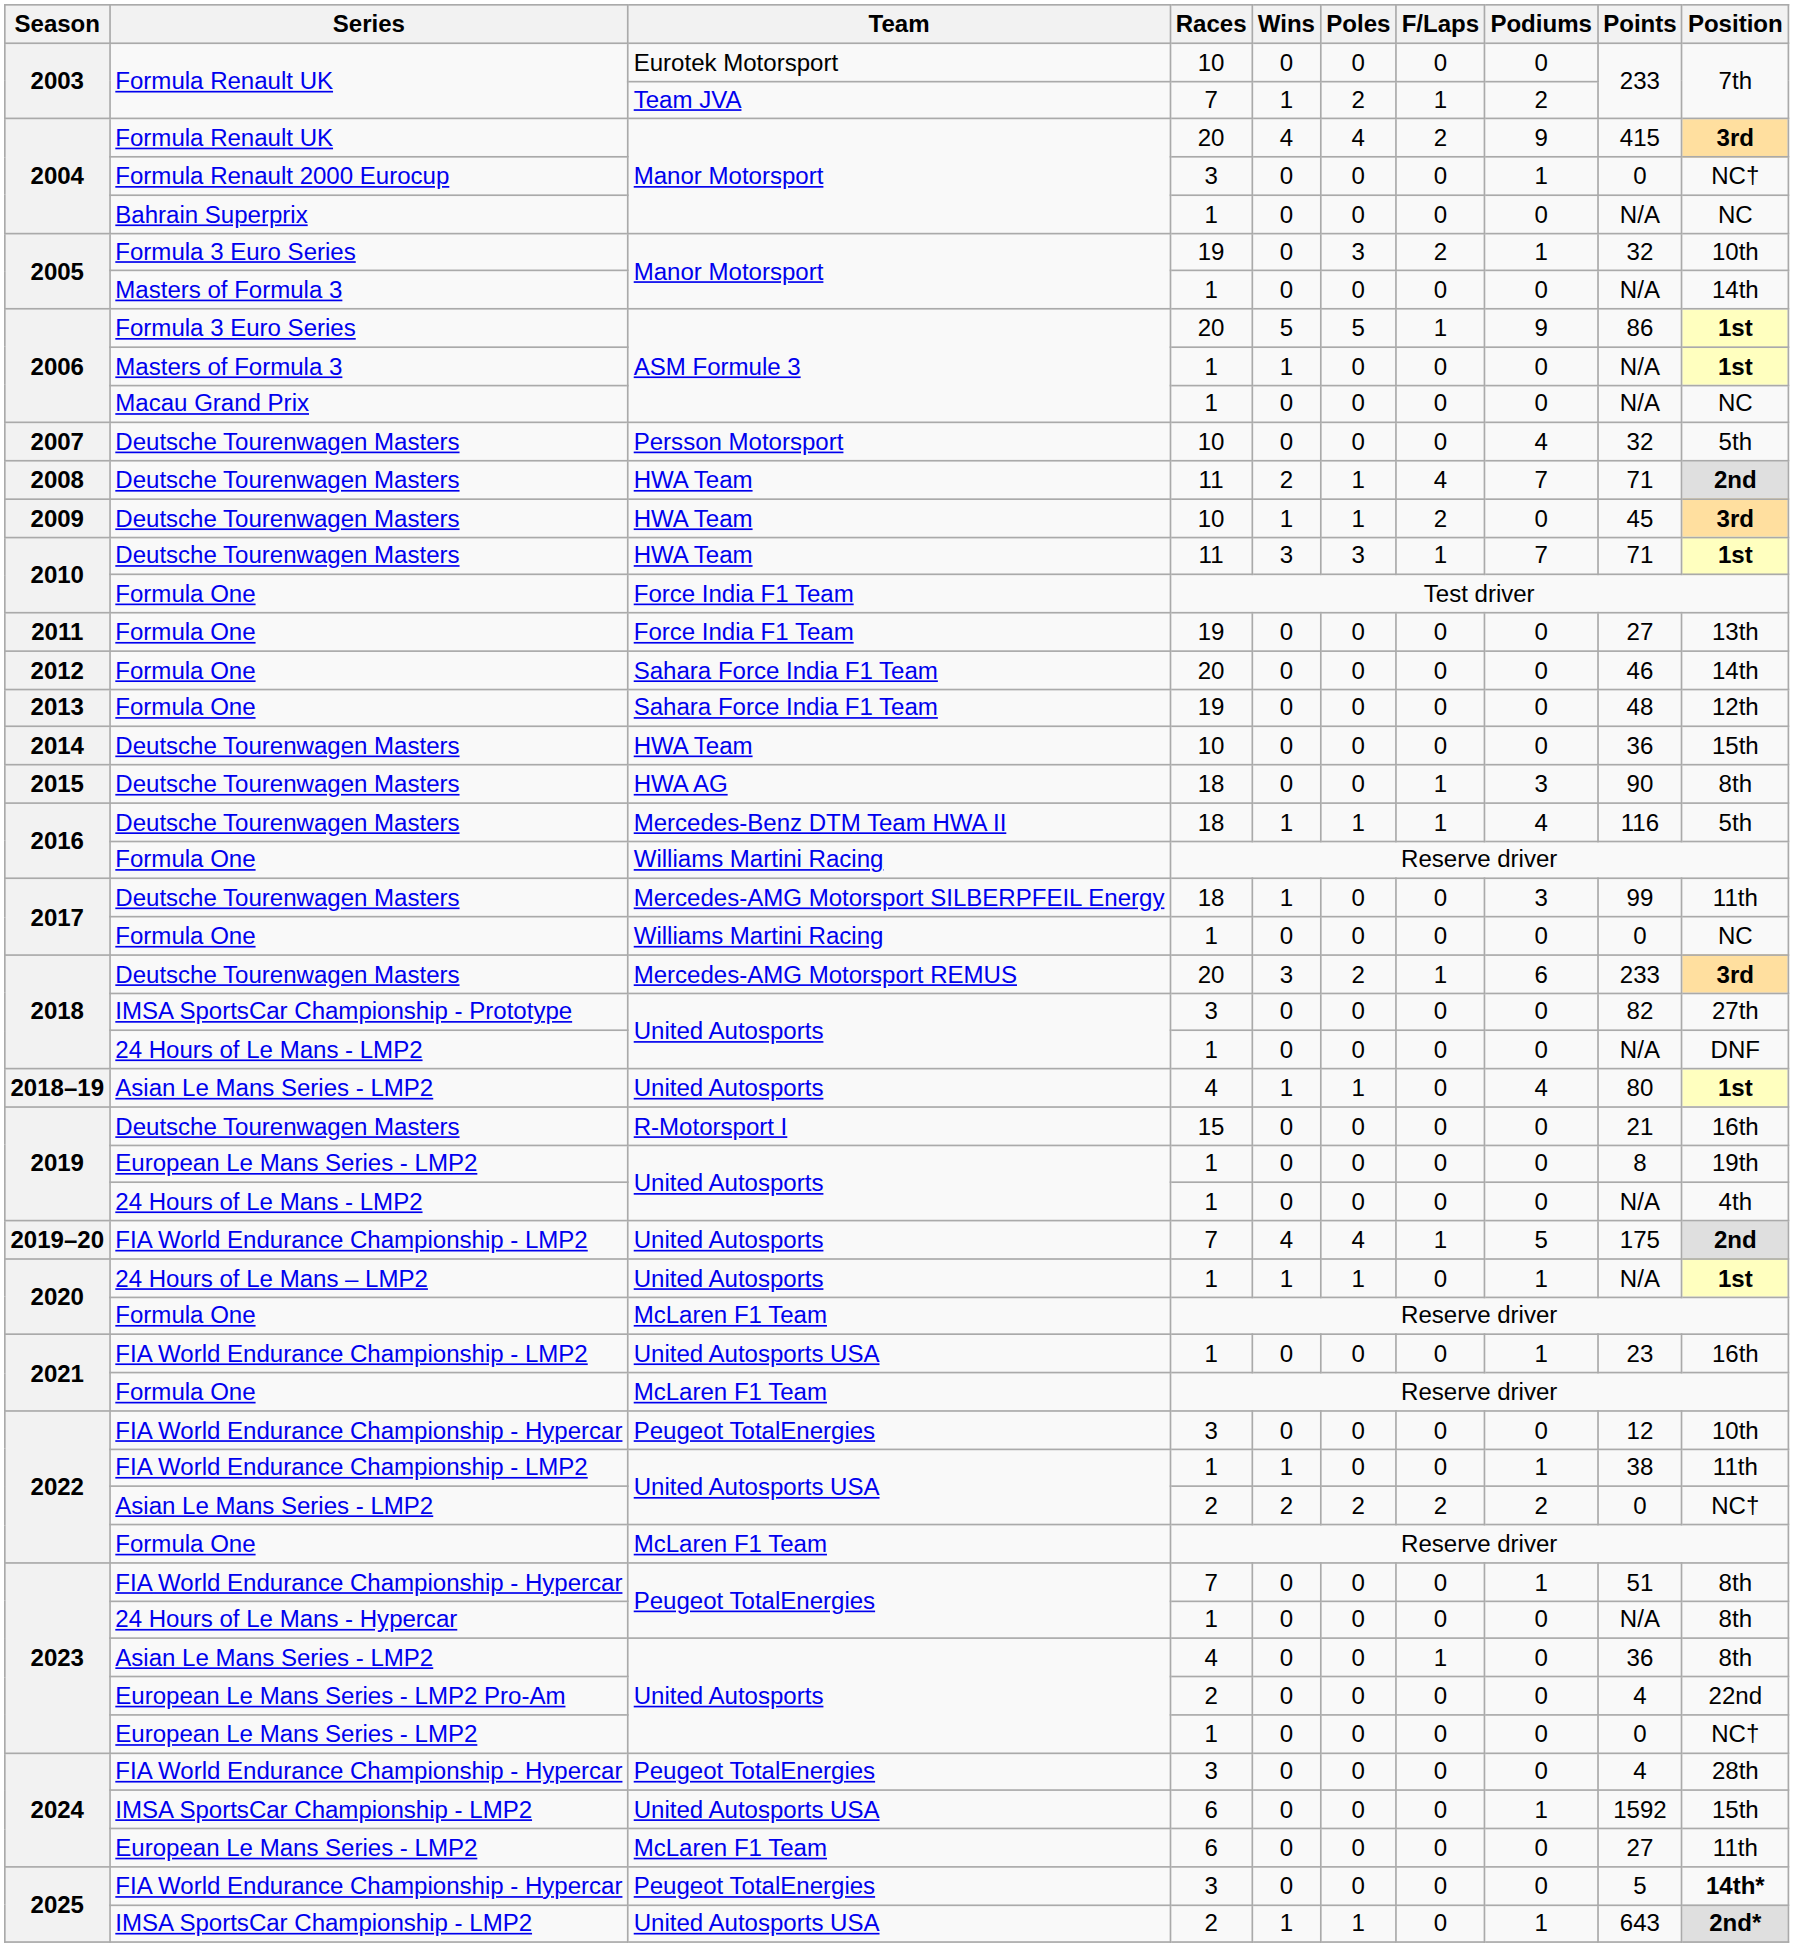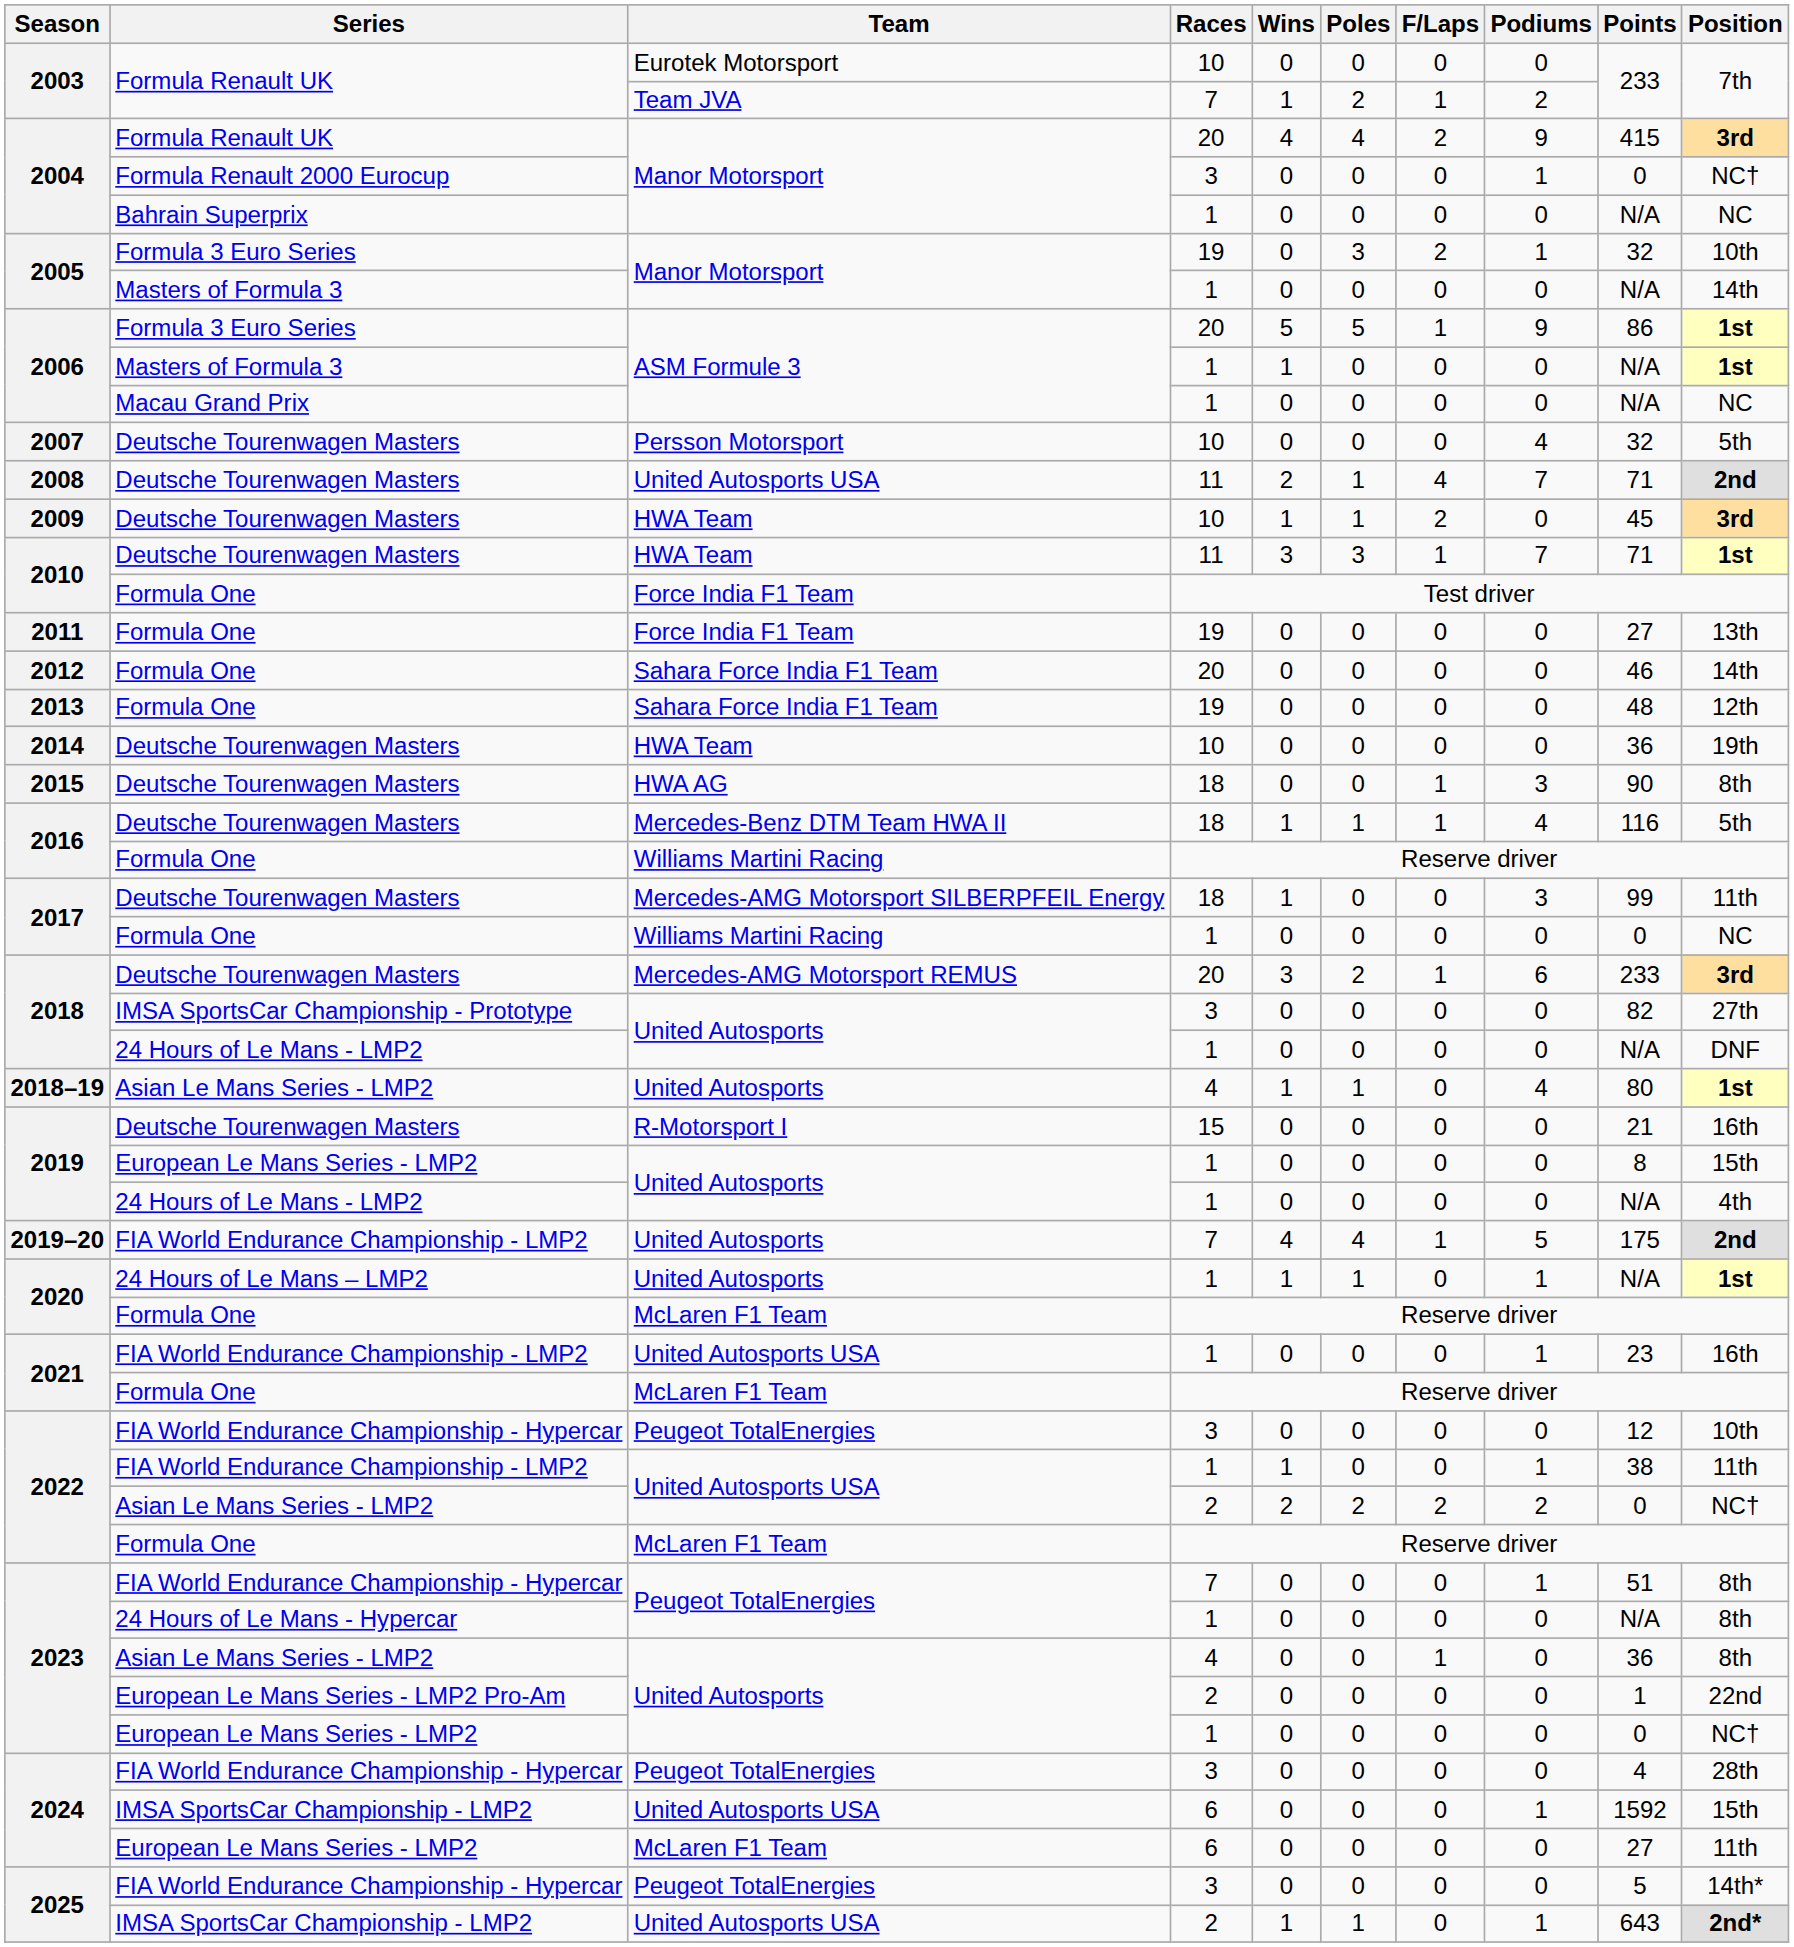(693, 480) HWA Team -> (757, 480) United Autosports USA
(1735, 746) 15th -> (1735, 746) 19th
(1735, 1164) 19th -> (1735, 1164) 15th
(1640, 1696) 4 -> (1640, 1696) 1
(1735, 1886) bold -> (1735, 1886) normal
